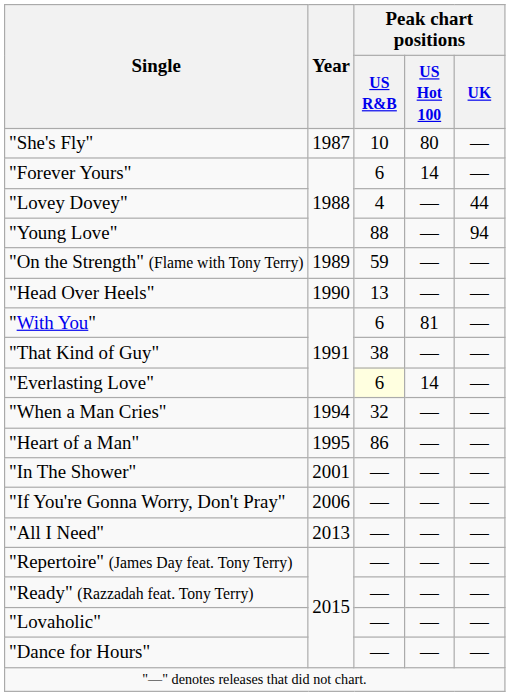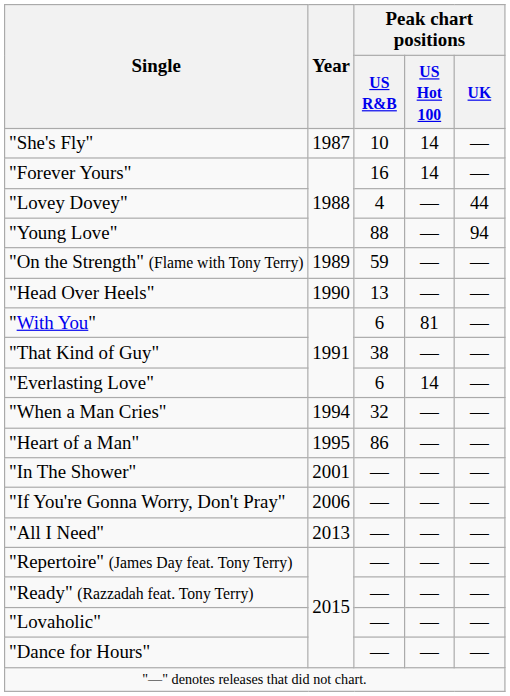(429, 143) 80 -> (429, 143) 14
(379, 173) 6 -> (379, 173) 16
(379, 382) lightyellow background -> (379, 382) no background
